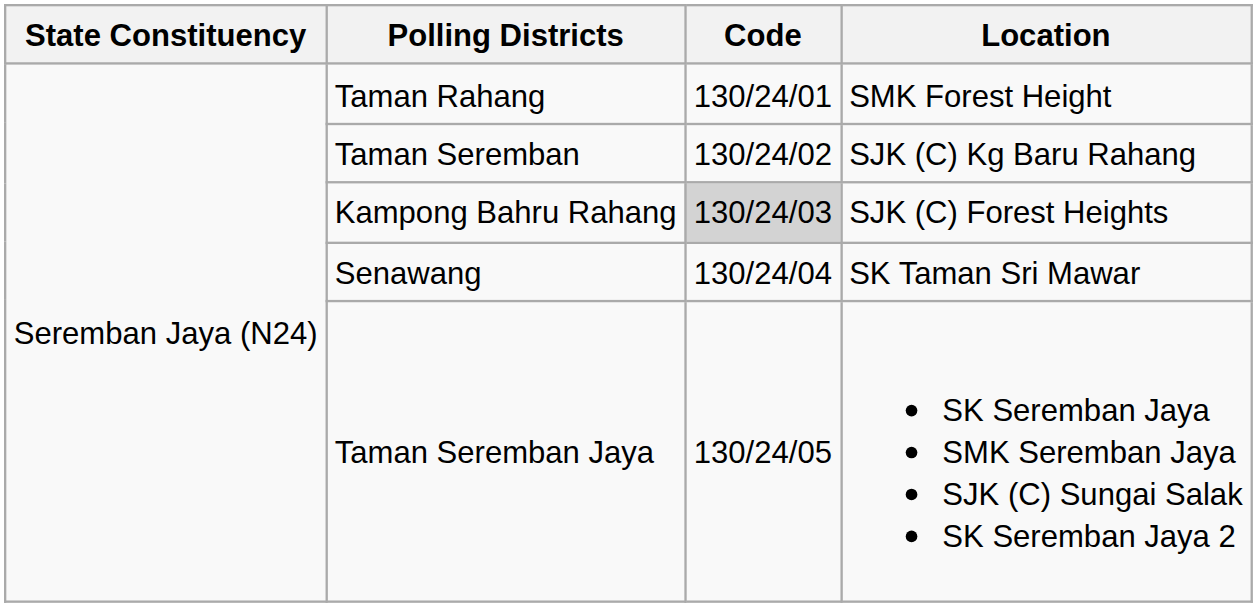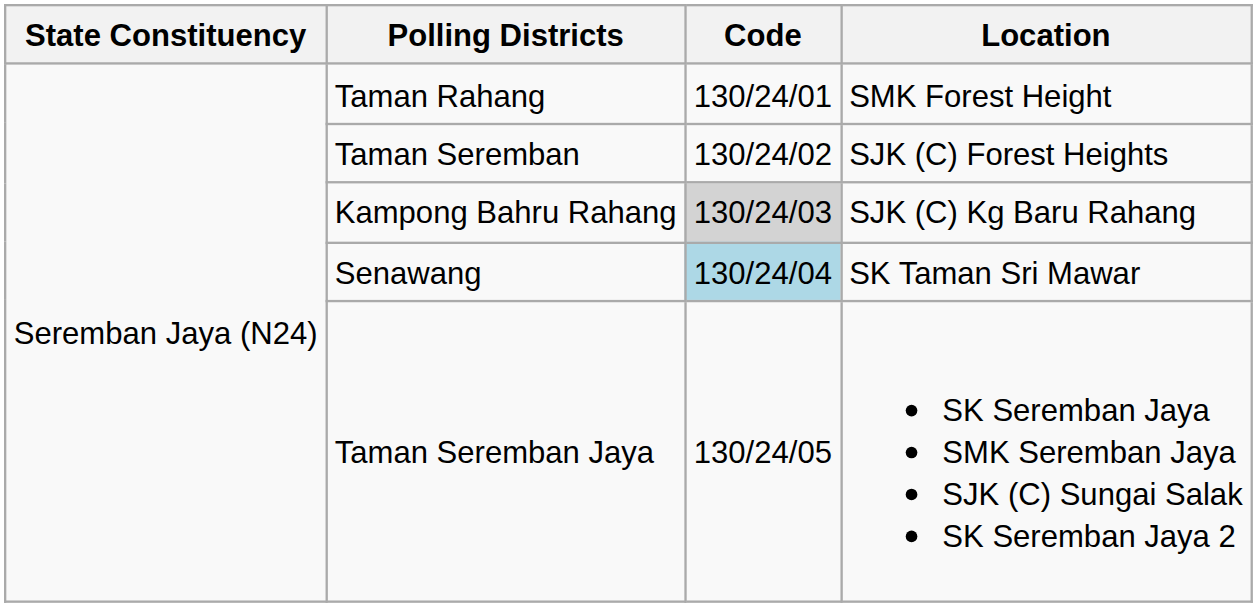(1023, 154) SJK (C) Kg Baru Rahang -> (1009, 154) SJK (C) Forest Heights
(1009, 213) SJK (C) Forest Heights -> (1023, 213) SJK (C) Kg Baru Rahang
(763, 272) no background -> (763, 272) lightblue background
